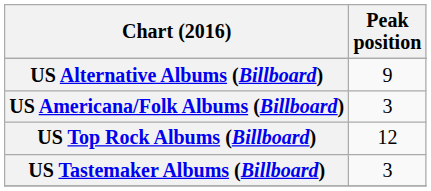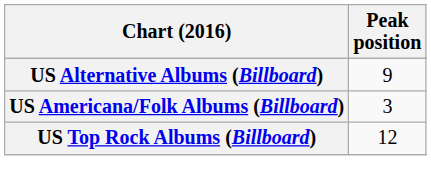- row: (177, 169)
